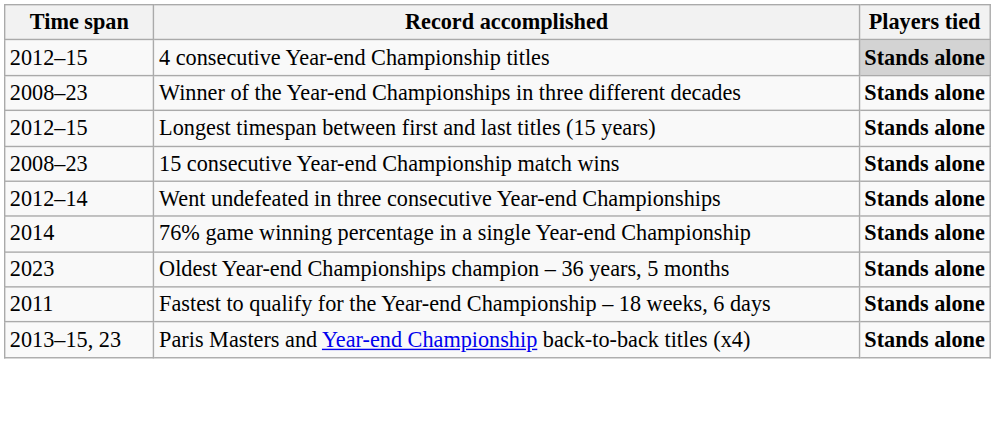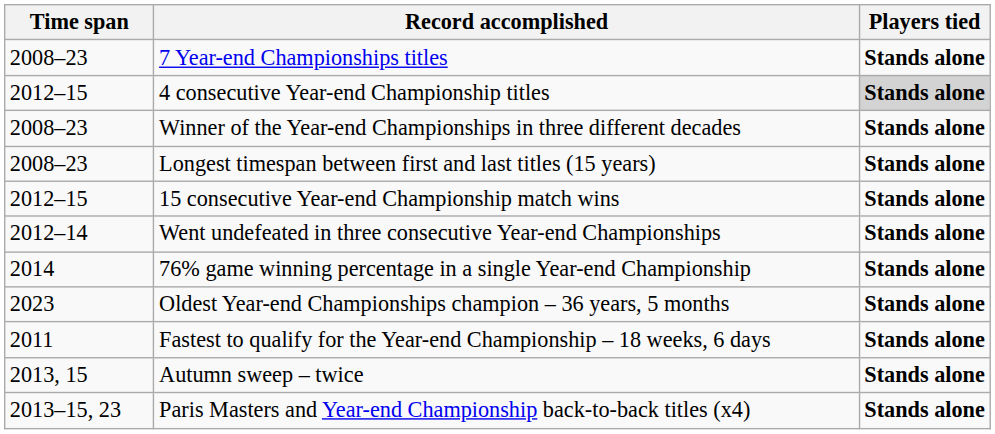+ row: (303, 57)
(49, 127) 2012–15 -> (49, 163) 2008–23
(49, 163) 2008–23 -> (49, 198) 2012–15
+ row: (261, 374)
